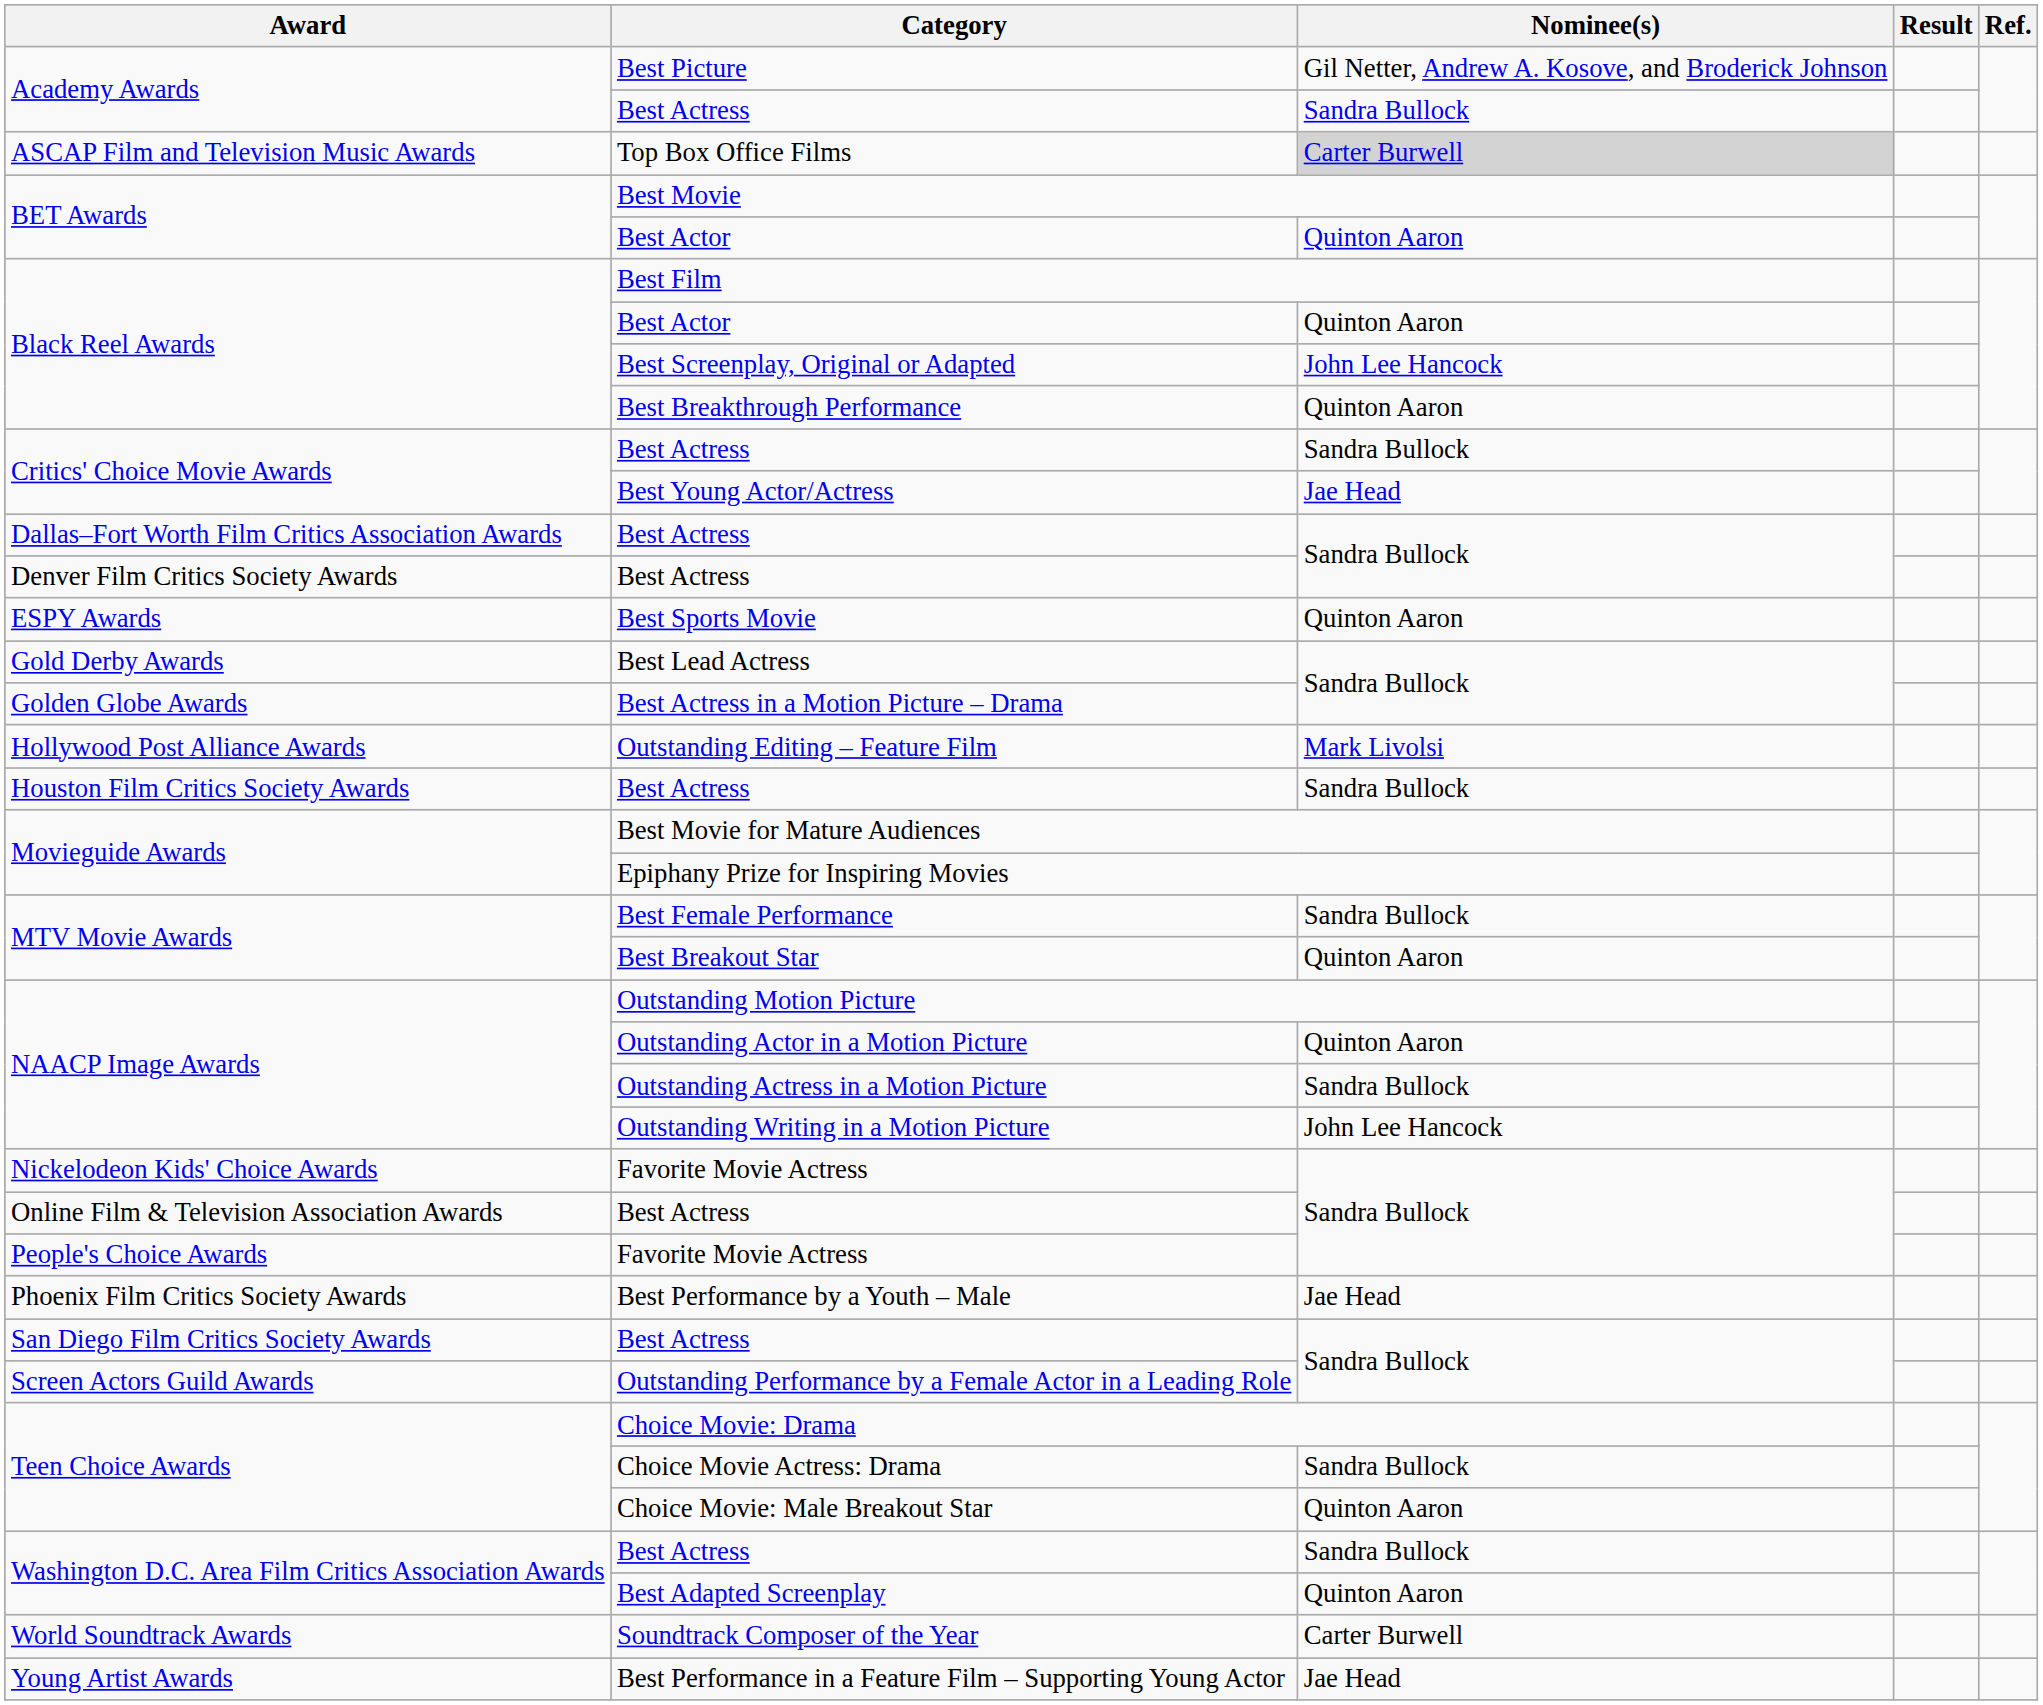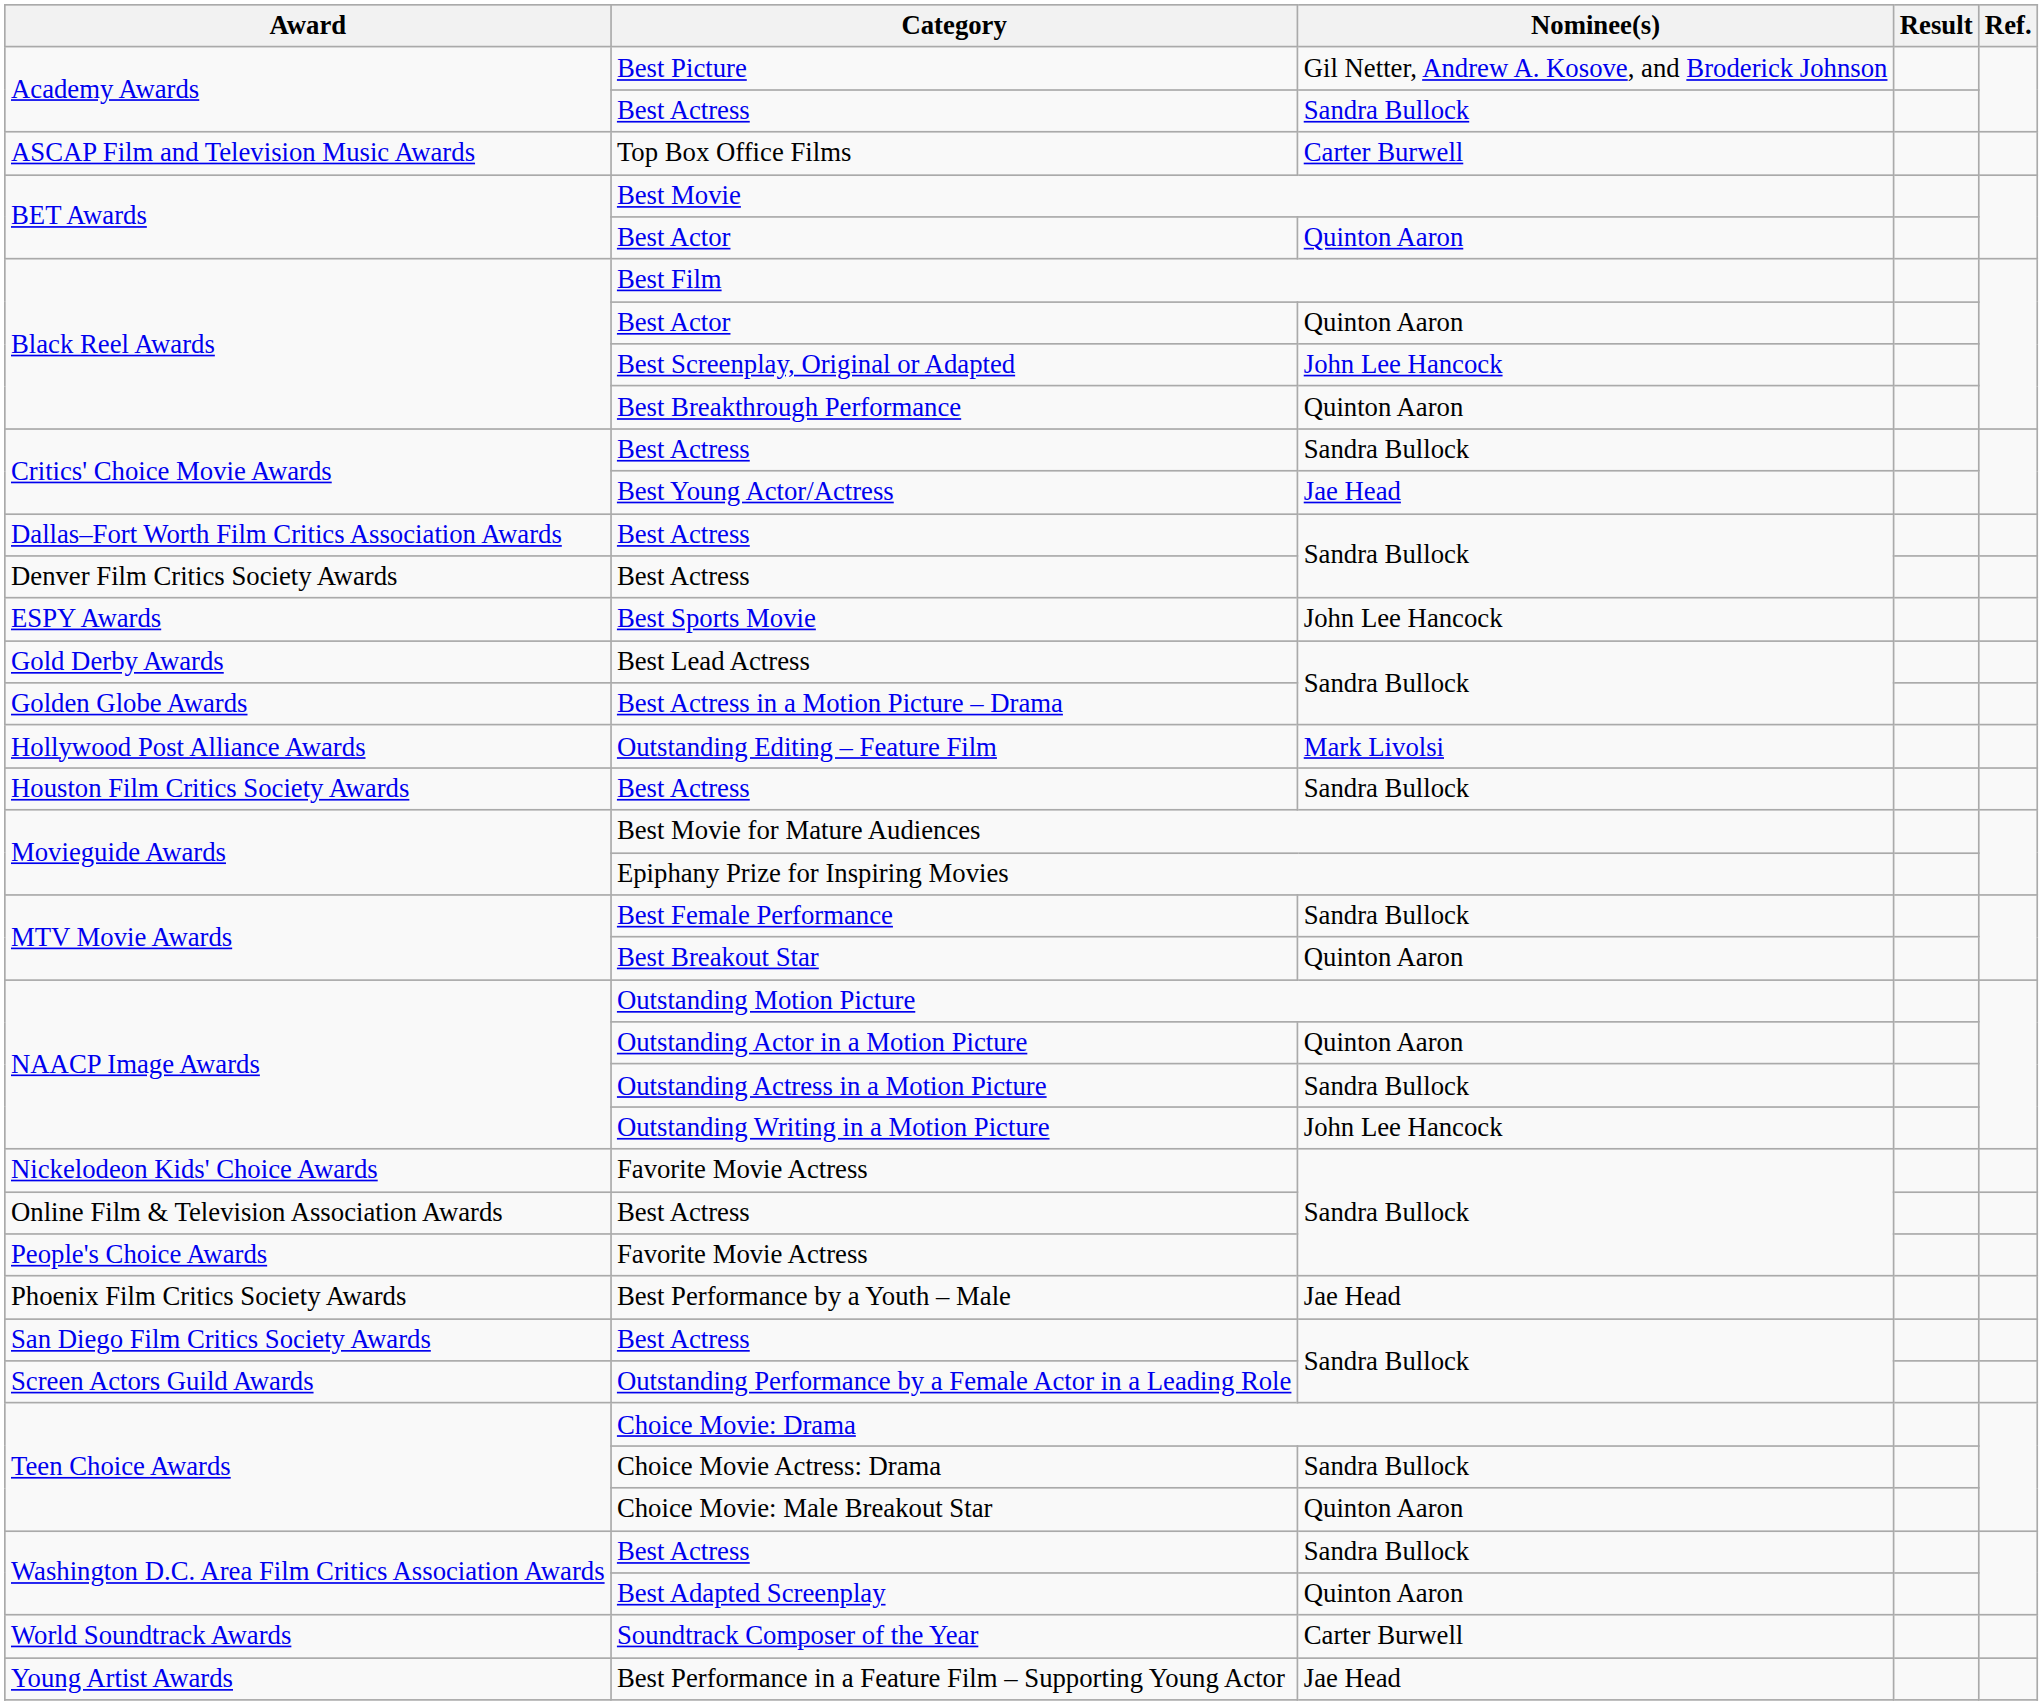(1383, 152) lightgrey background -> (1383, 152) no background
(1384, 618) Quinton Aaron -> (1403, 618) John Lee Hancock
